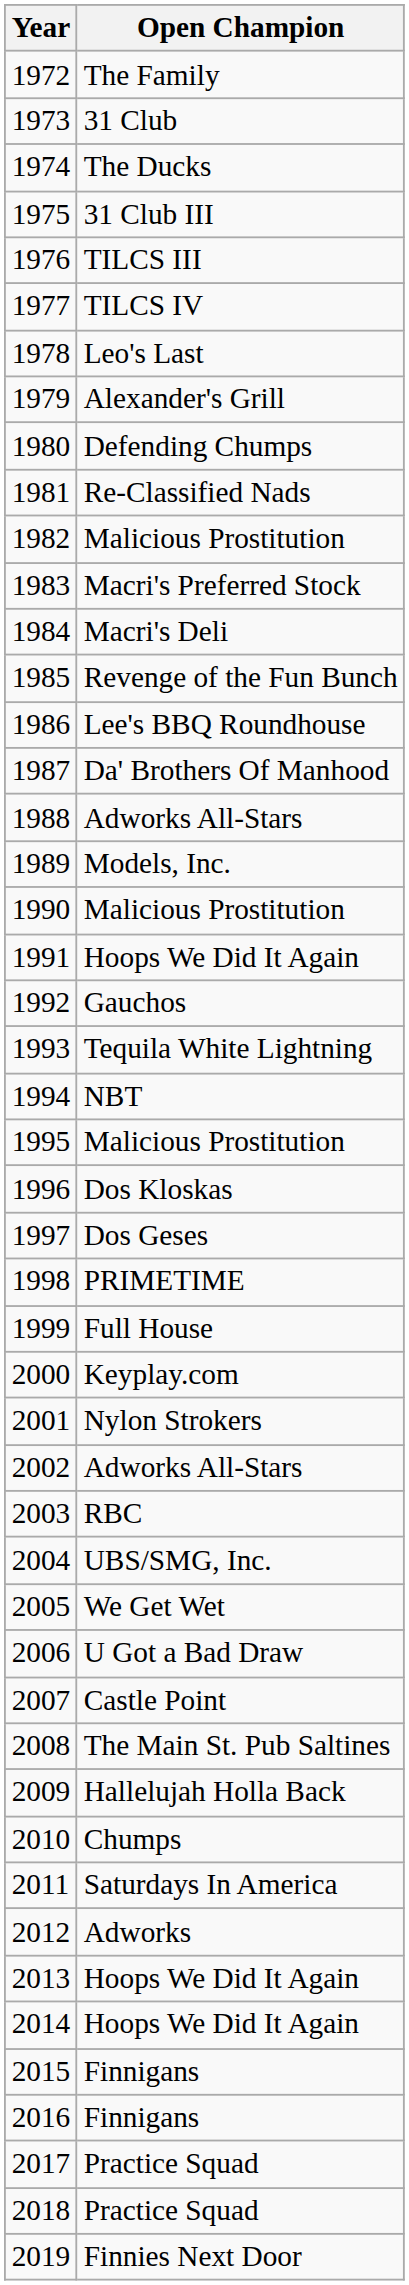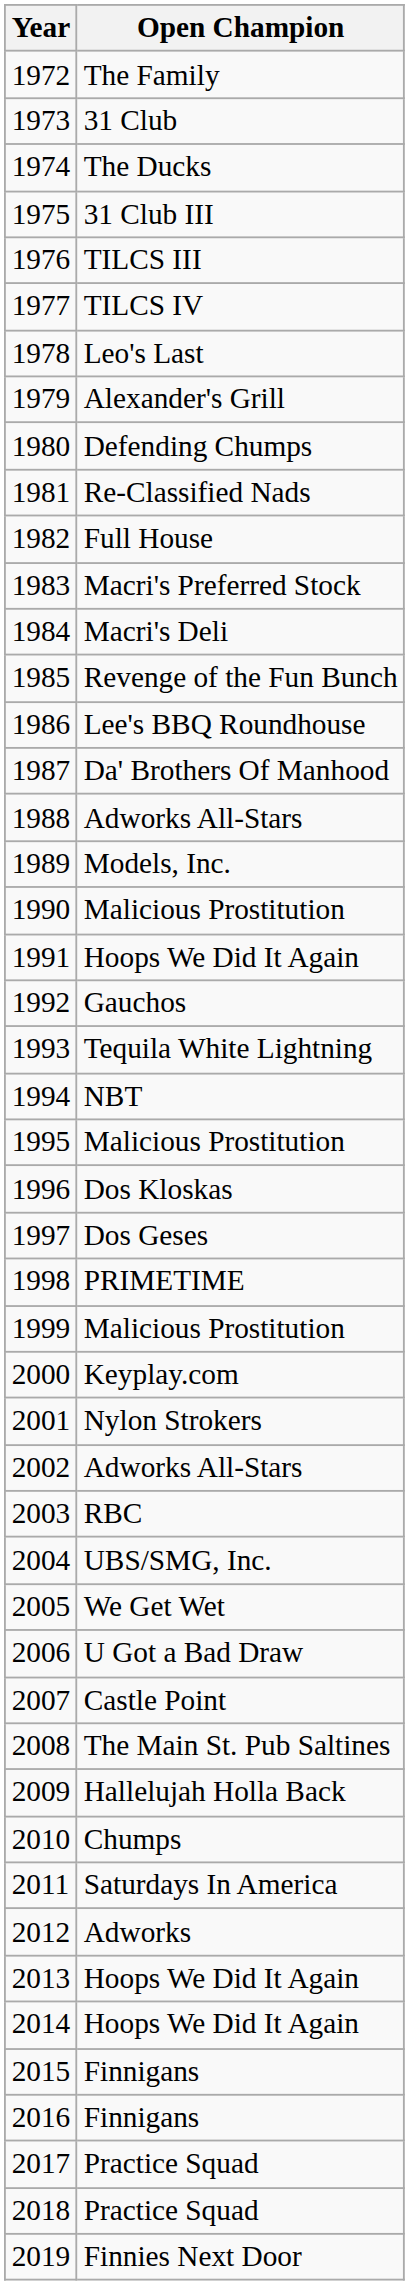(214, 538) Malicious Prostitution -> (148, 538) Full House
(148, 1327) Full House -> (214, 1327) Malicious Prostitution
